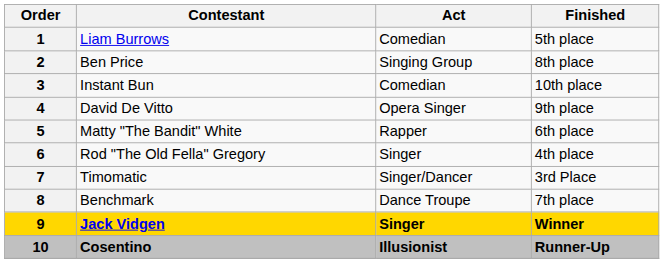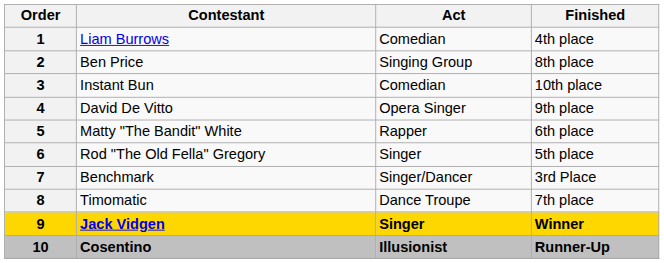(564, 39) 5th place -> (564, 39) 4th place
(564, 154) 4th place -> (564, 154) 5th place
(113, 177) Timomatic -> (117, 177) Benchmark
(117, 200) Benchmark -> (113, 200) Timomatic
